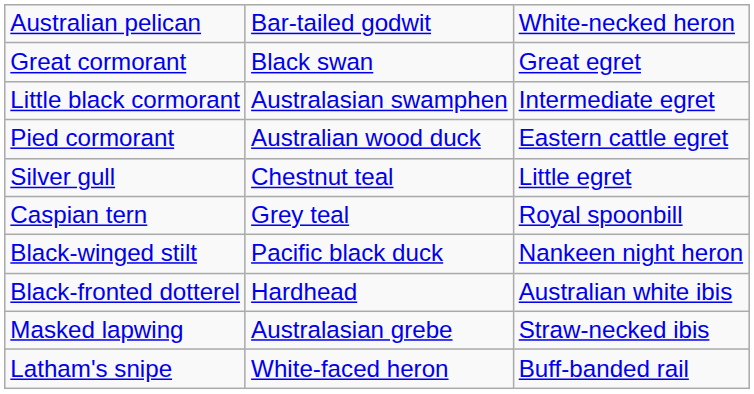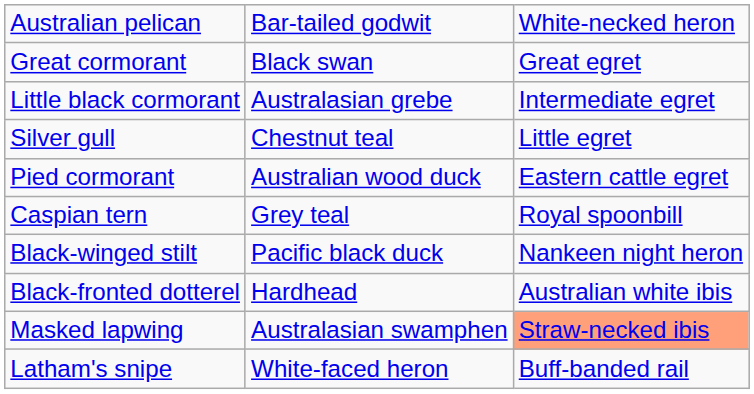(379, 100) Australasian swamphen -> (352, 100) Australasian grebe
rows swapped: (92, 138) <-> (63, 176)
(352, 330) Australasian grebe -> (379, 330) Australasian swamphen
(614, 330) no background -> (614, 330) lightsalmon background
